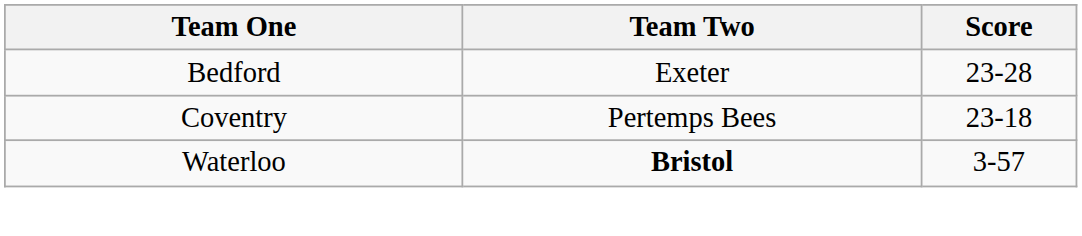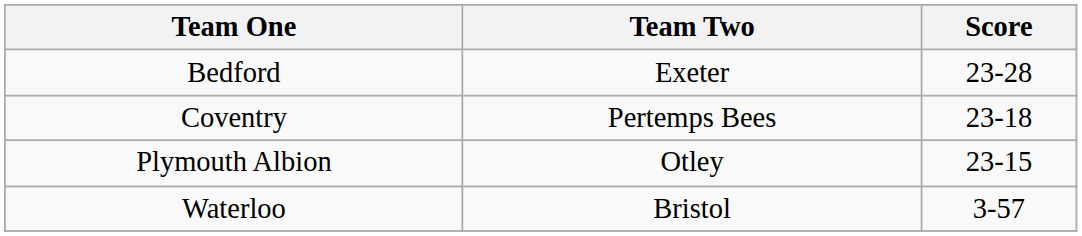+ row: (234, 162)
(692, 162) bold -> (692, 207) normal
